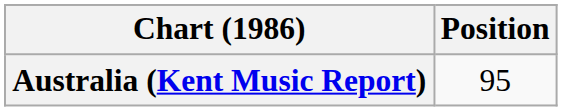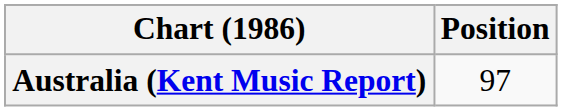(495, 79) 95 -> (495, 79) 97
